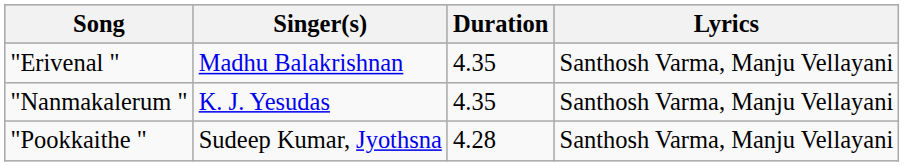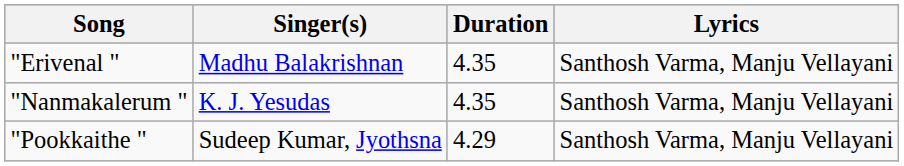(474, 140) 4.28 -> (474, 140) 4.29
